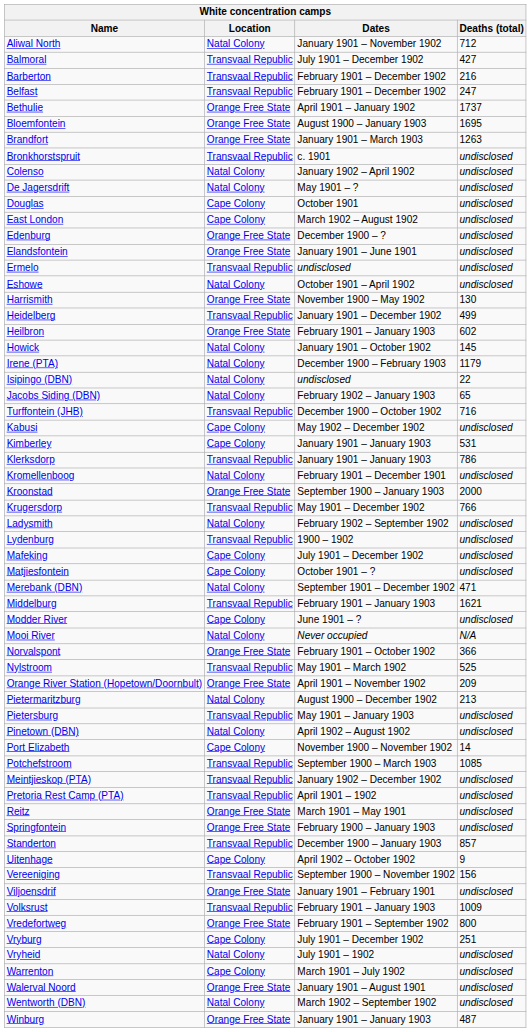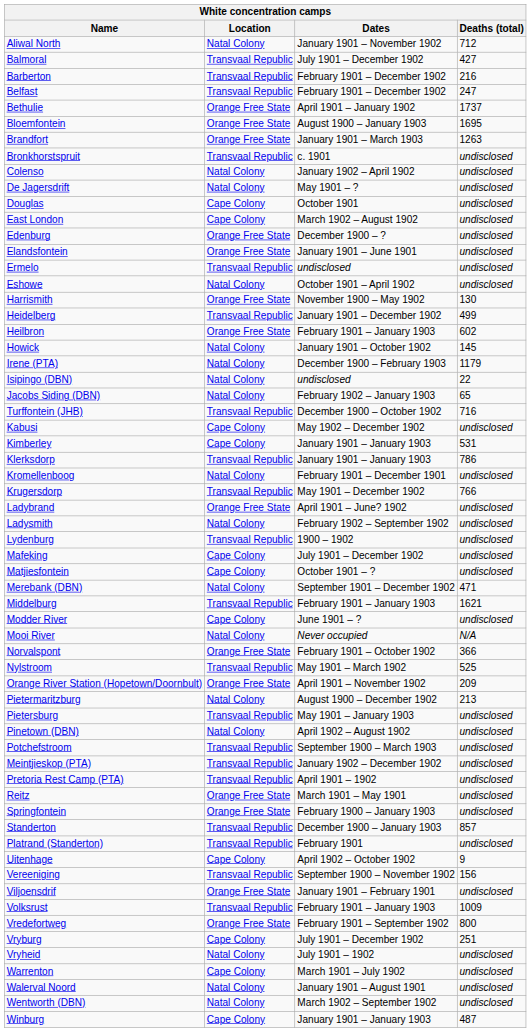- row: (30, 492)
+ row: (30, 508)
- row: (38, 747)
(471, 763) 1085 -> (486, 747) undisclosed
+ row: (55, 843)
(249, 987) Orange Free State -> (236, 987) Natal Colony
(249, 1019) Orange Free State -> (236, 1019) Cape Colony
